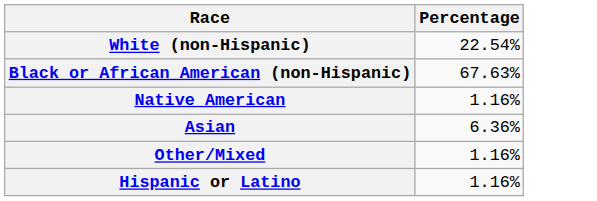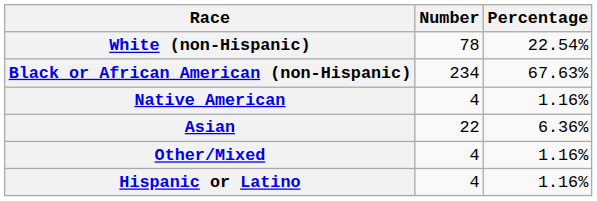+ column: (449, 18)
